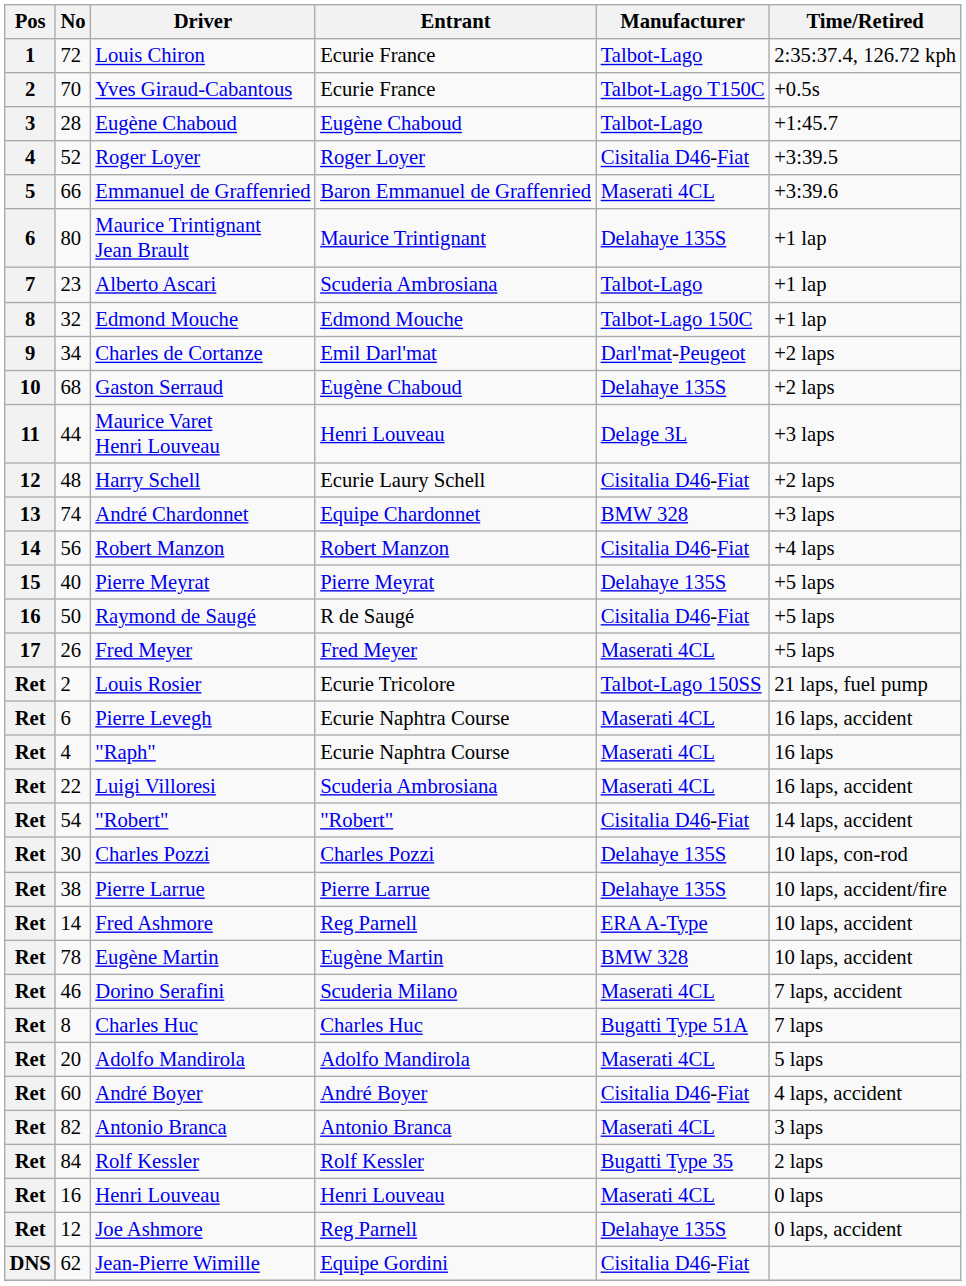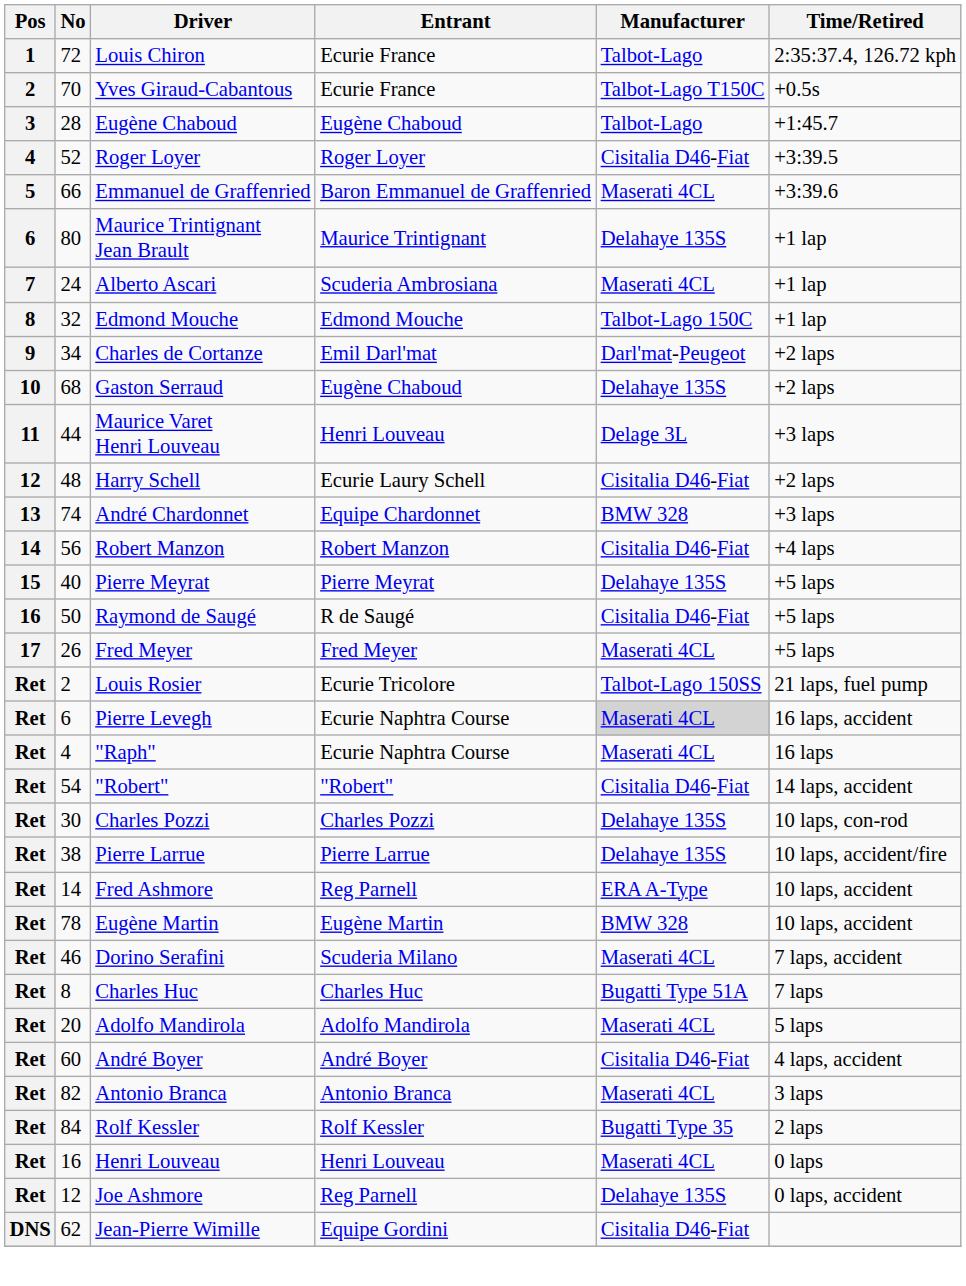(71, 284) 23 -> (71, 284) 24
(652, 284) Talbot-Lago -> (658, 284) Maserati 4CL
(658, 718) no background -> (658, 718) lightgrey background
- row: (156, 786)
